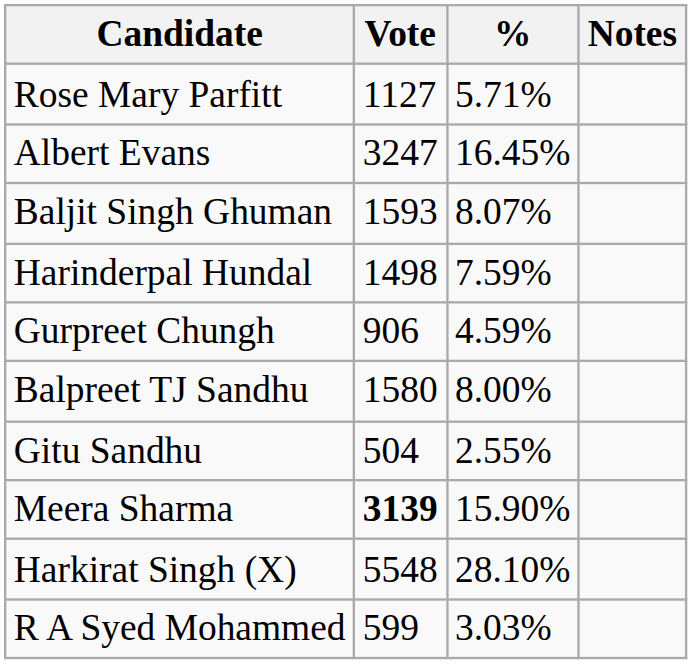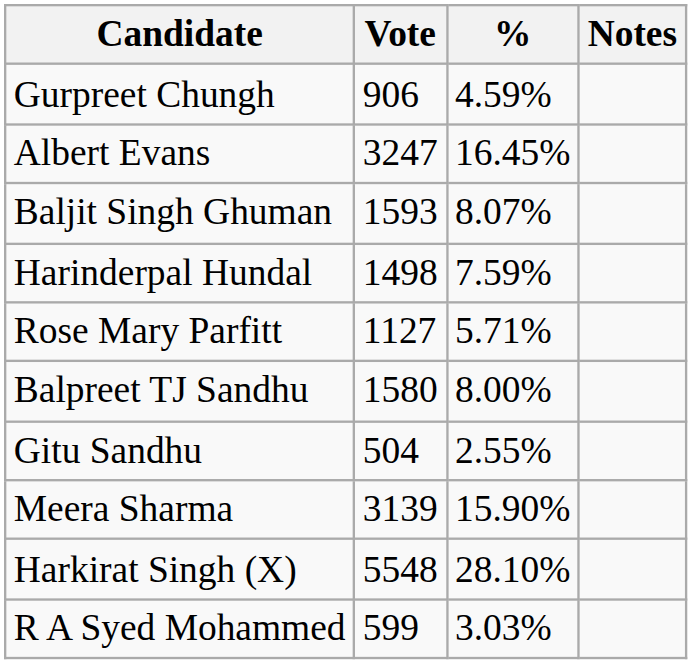rows swapped: (144, 331) <-> (148, 93)
(400, 509) bold -> (400, 509) normal
